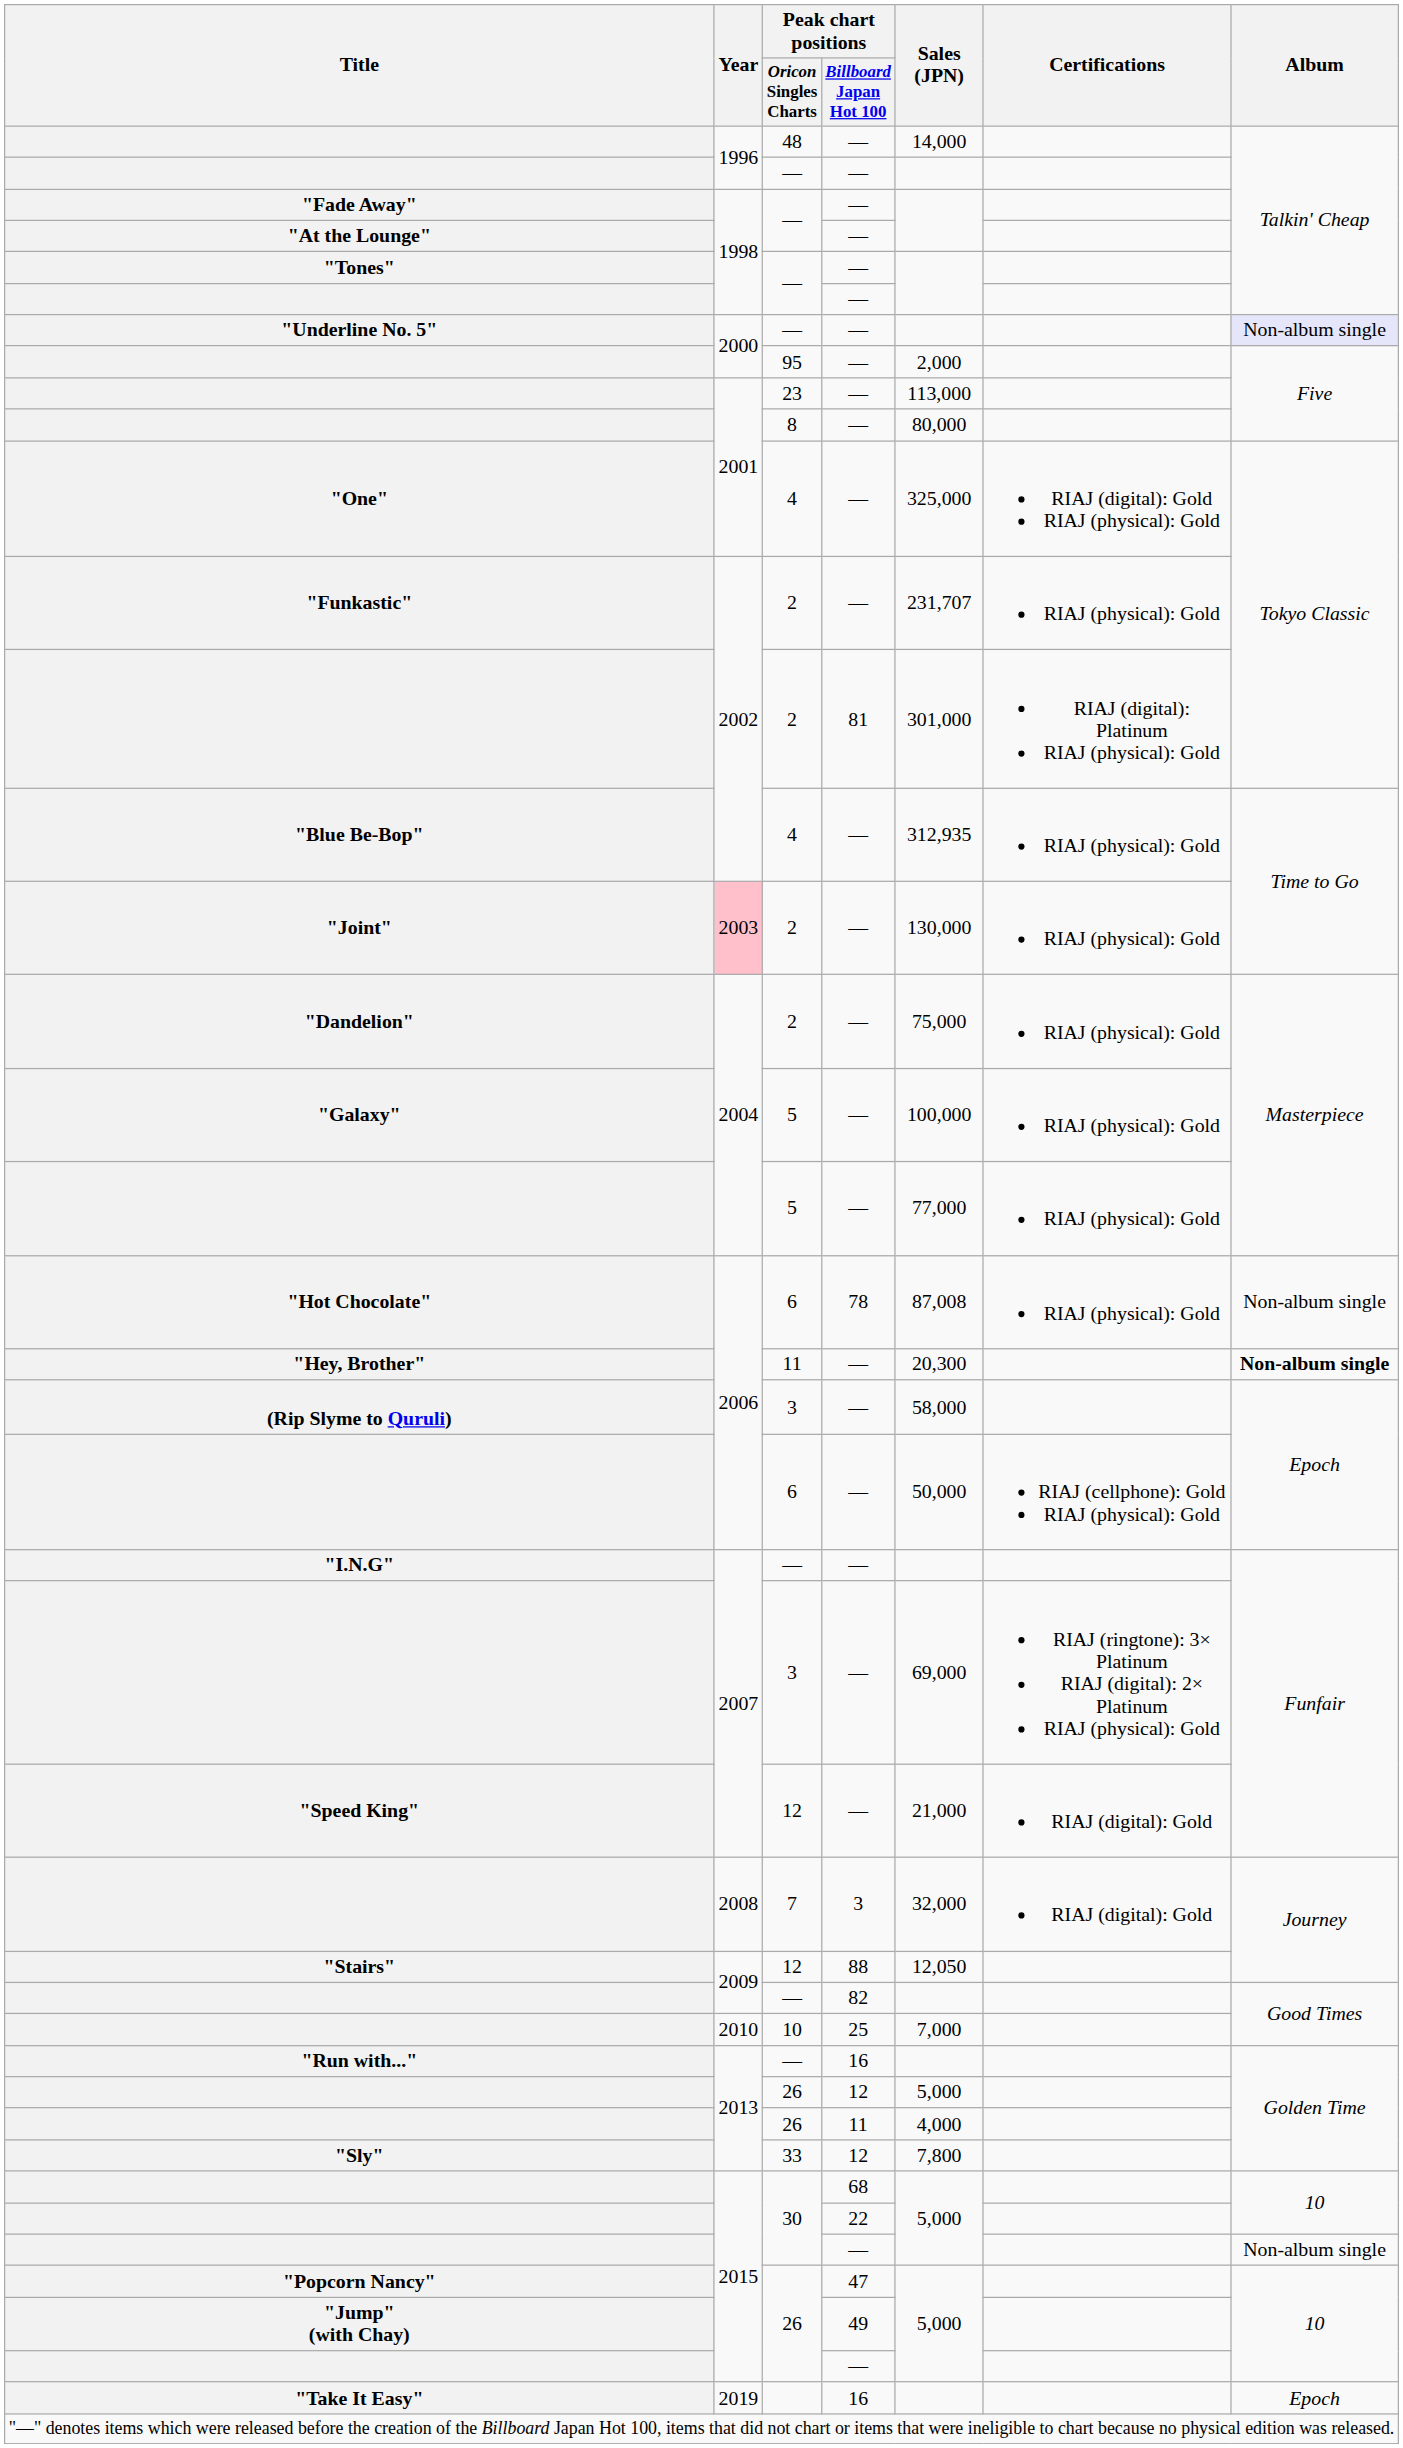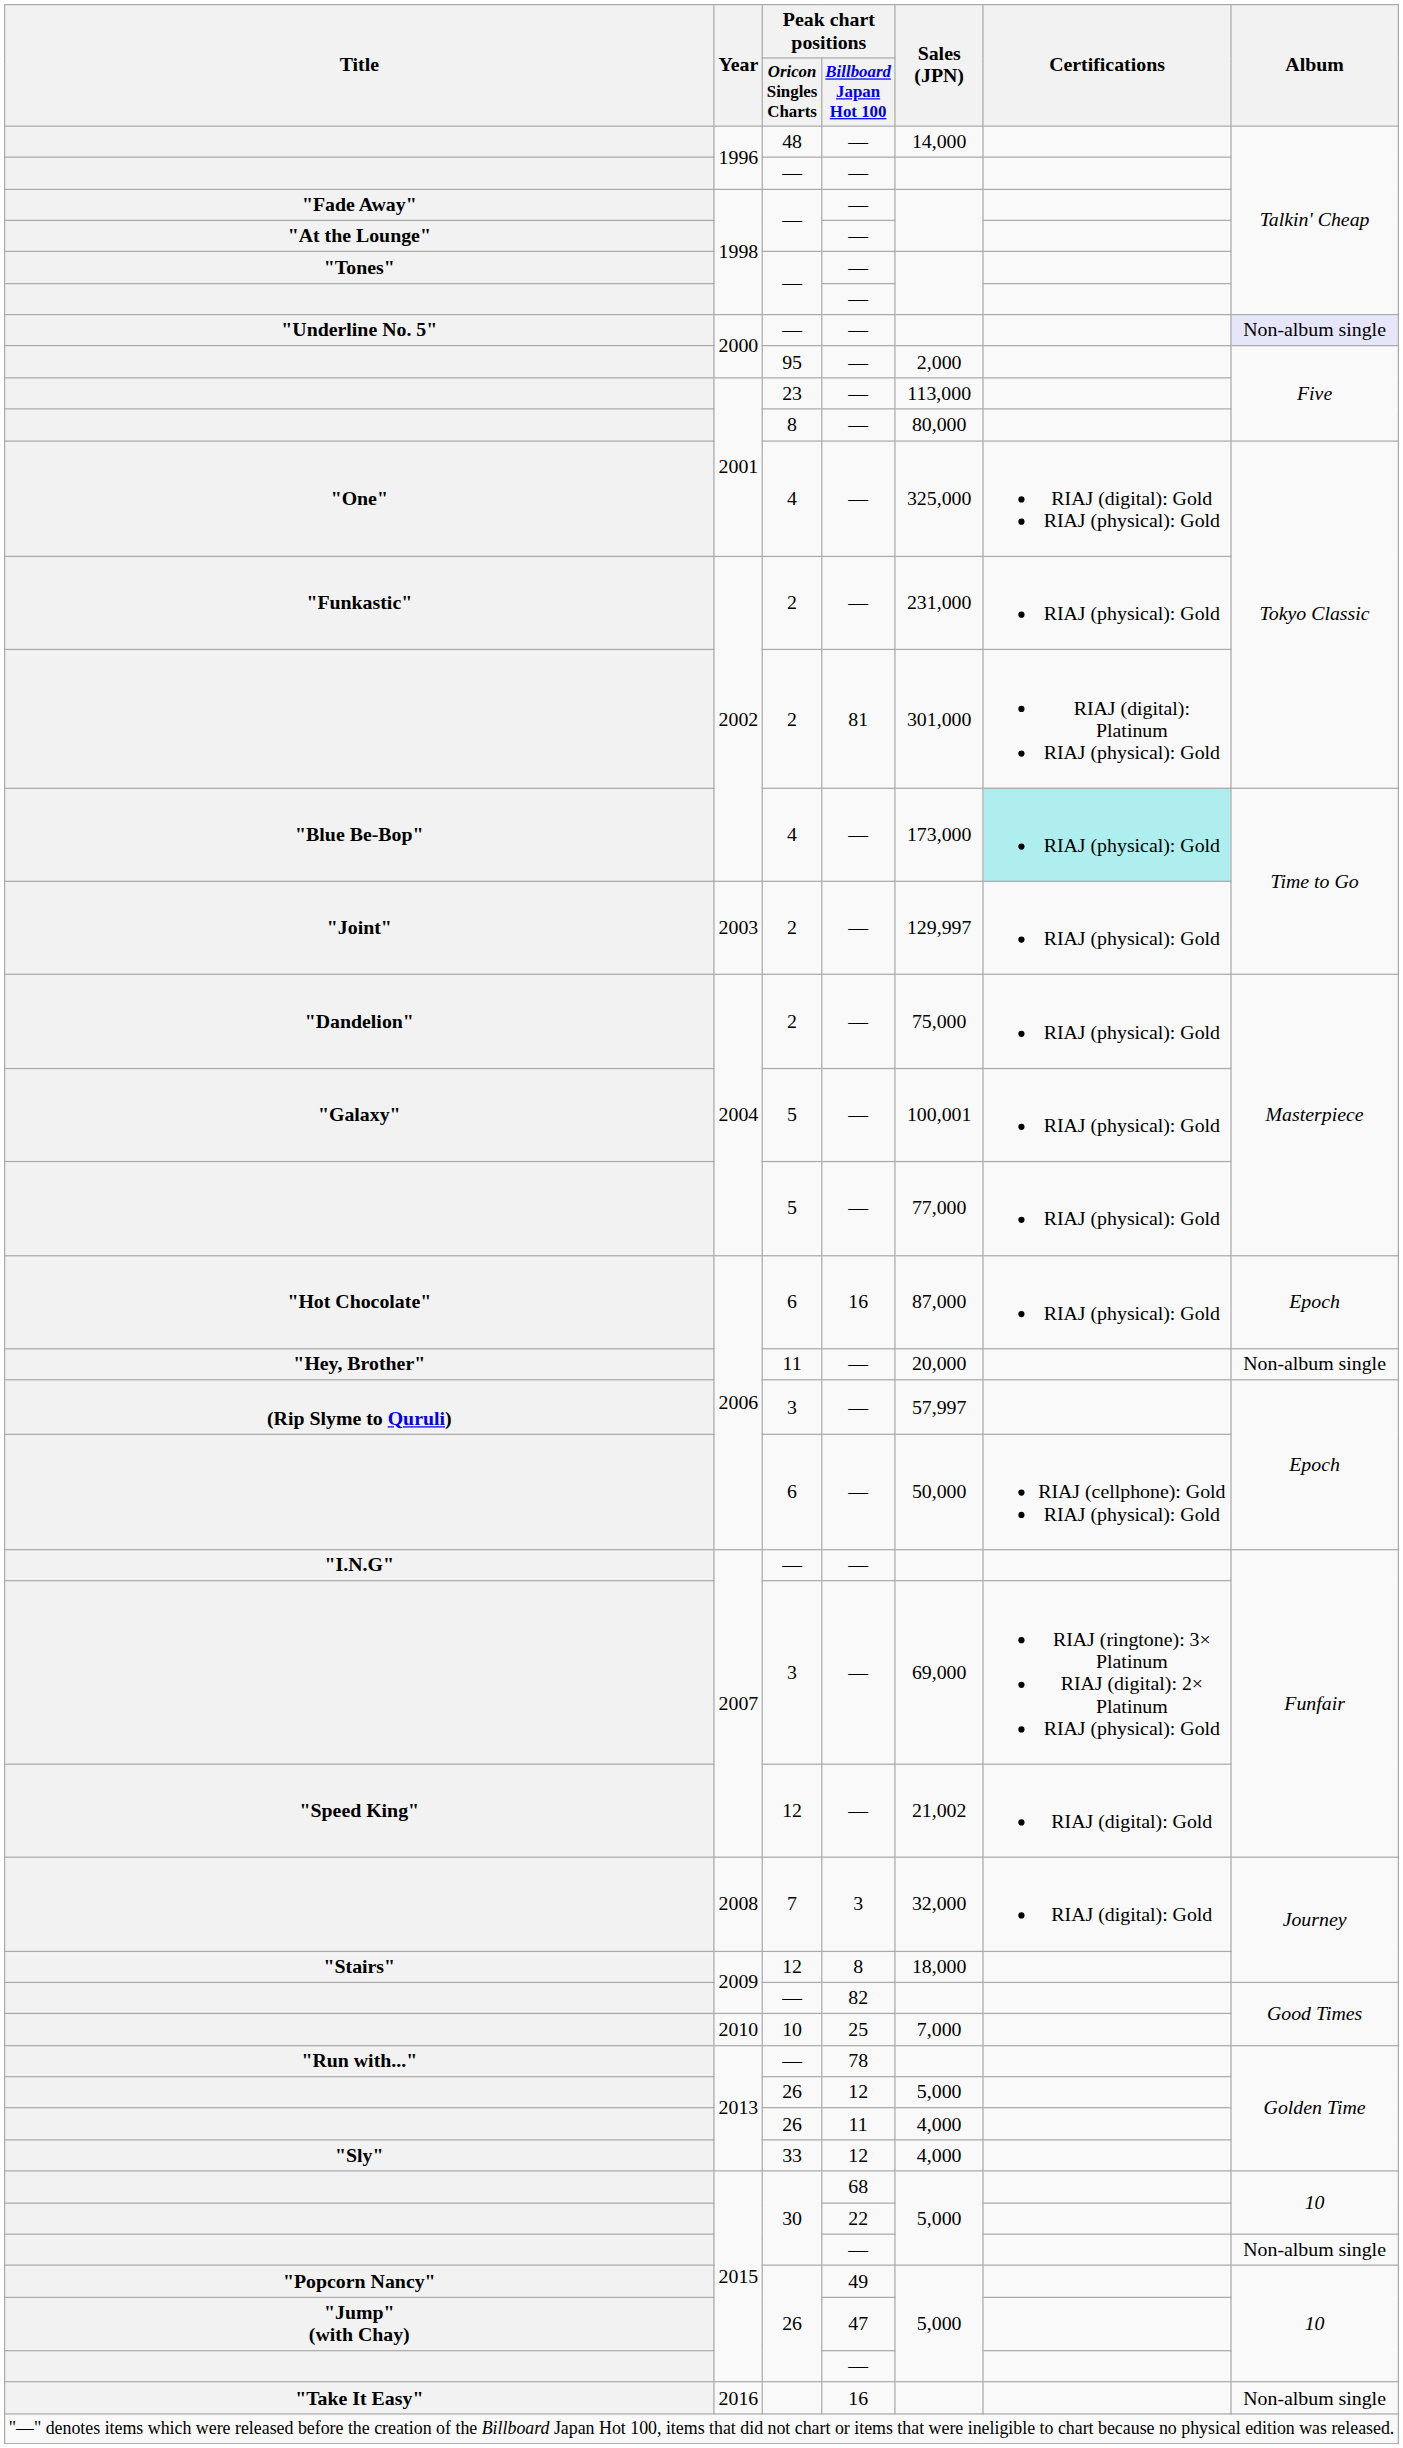(939, 602) 231,707 -> (939, 602) 231,000
(939, 834) 312,935 -> (939, 834) 173,000
(1107, 846) no background -> (1107, 846) paleturquoise background
(738, 927) pink background -> (738, 927) no background
(939, 927) 130,000 -> (939, 927) 129,997
(939, 1114) 100,000 -> (939, 1114) 100,001
(858, 1301) 78 -> (858, 1301) 16
(939, 1301) 87,008 -> (939, 1301) 87,000
(1315, 1301) Non-album single -> (1315, 1301) Epoch
(939, 1364) 20,300 -> (939, 1364) 20,000
(1315, 1364) bold -> (1315, 1364) normal
(939, 1406) 58,000 -> (939, 1406) 57,997
(939, 1810) 21,000 -> (939, 1810) 21,002
(858, 1966) 88 -> (858, 1966) 8
(939, 1966) 12,050 -> (939, 1966) 18,000
(858, 2060) 16 -> (858, 2060) 78
(939, 2155) 7,800 -> (939, 2155) 4,000
(858, 2281) 47 -> (858, 2281) 49
(858, 2323) 49 -> (858, 2323) 47
(738, 2397) 2019 -> (738, 2397) 2016
(1315, 2397) Epoch -> (1315, 2397) Non-album single
